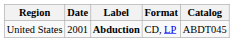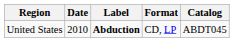(78, 29) 2001 -> (78, 29) 2010
